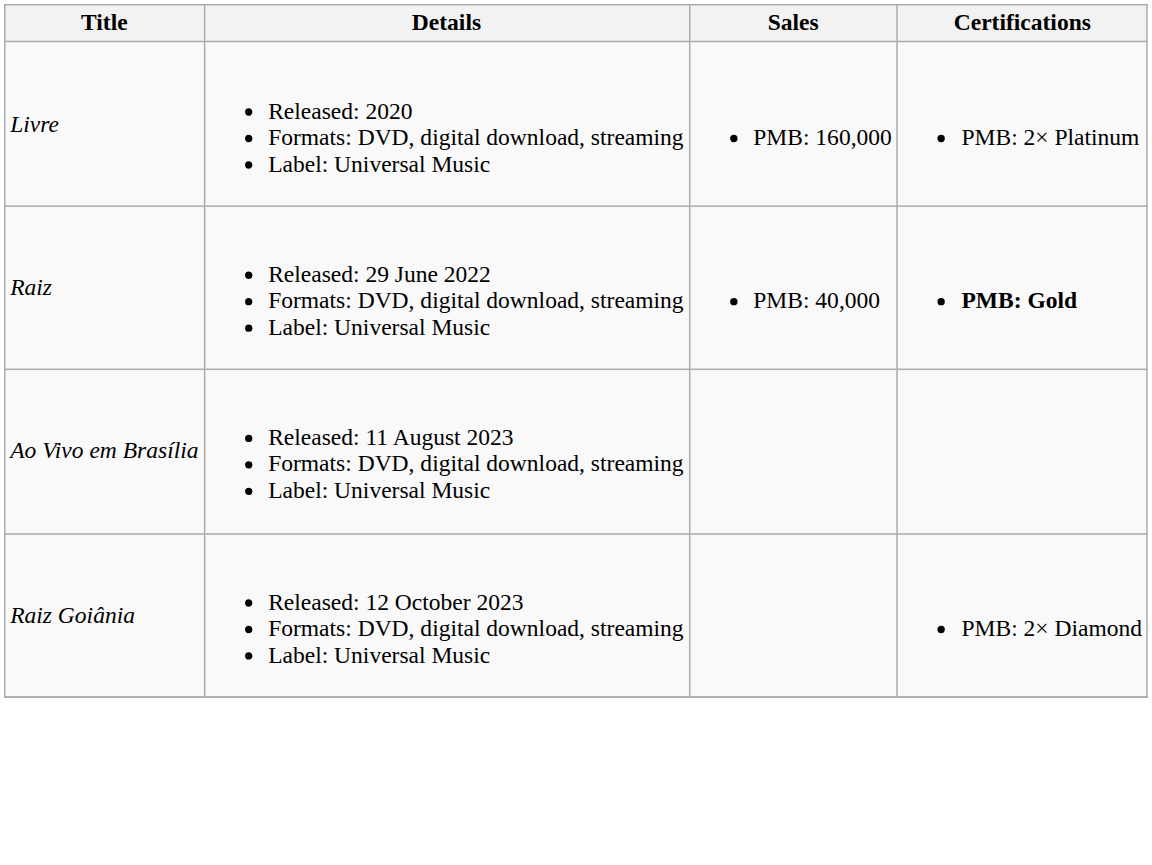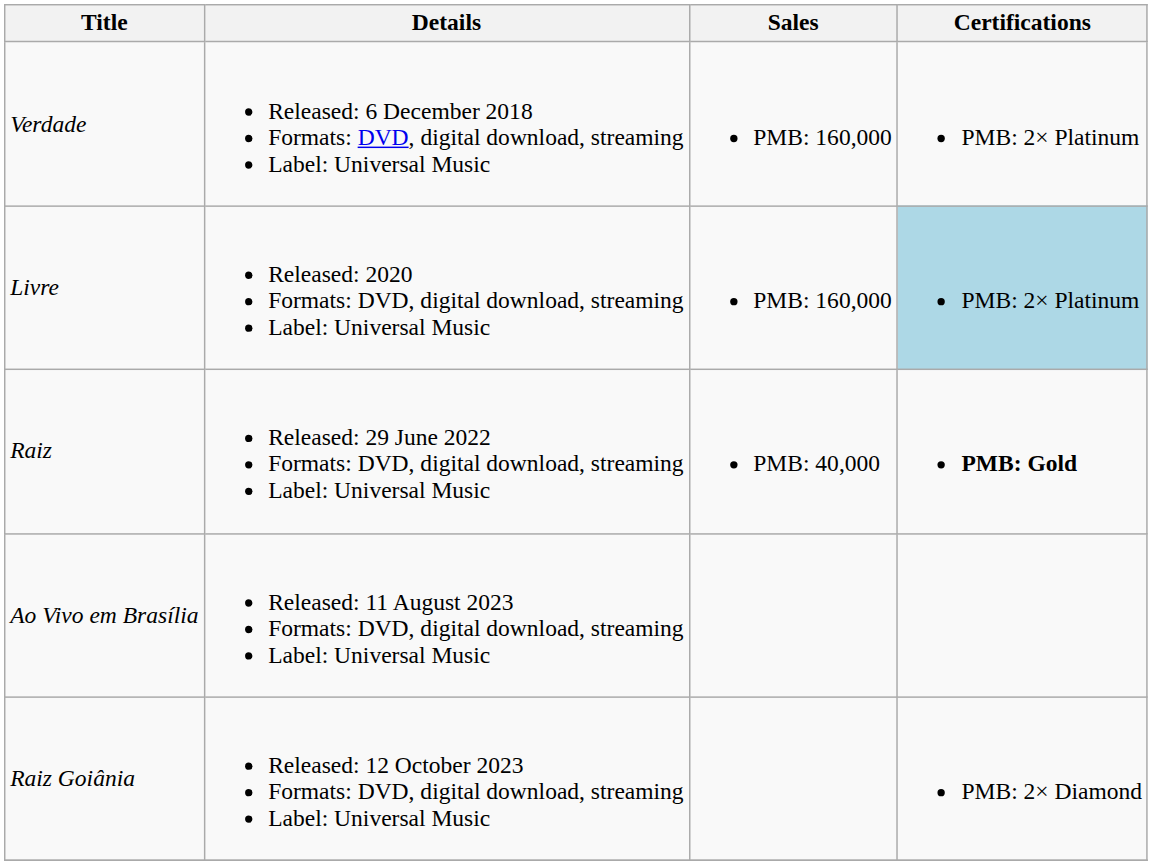+ row: (48, 123)
(1022, 137) no background -> (1022, 301) lightblue background
